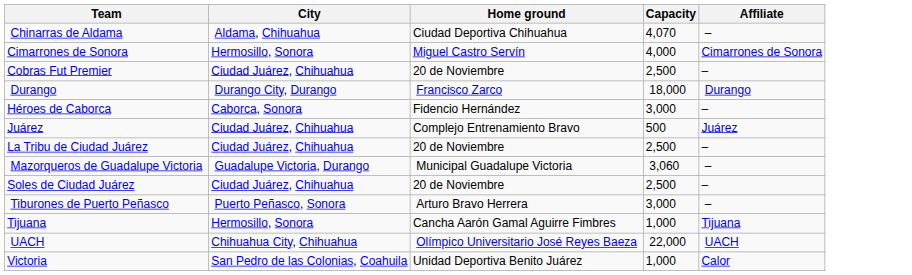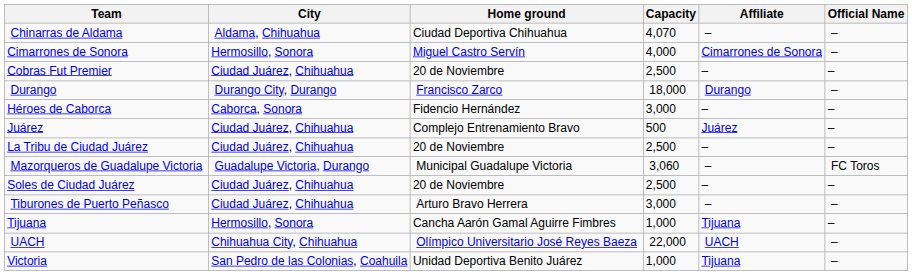+ column: (866, 14)
(280, 204) Puerto Peñasco, Sonora -> (282, 204) Ciudad Juárez, Chihuahua
(716, 261) Calor -> (721, 261) Tijuana
